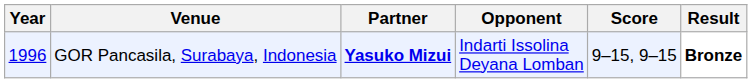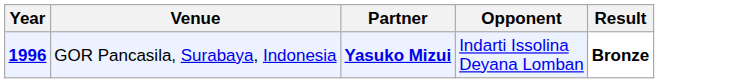- column: (634, 18)
(27, 55) normal -> (27, 55) bold
